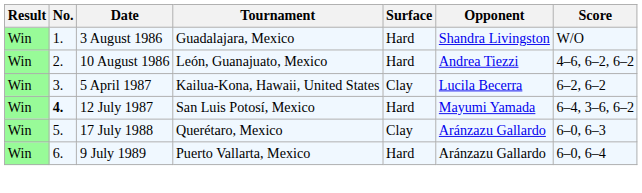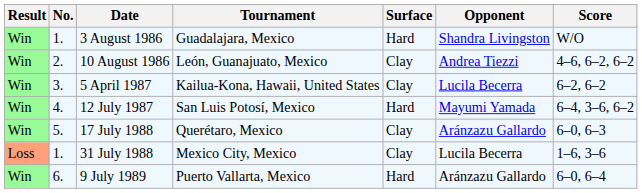(400, 61) Hard -> (399, 61) Clay
(58, 107) bold -> (58, 107) normal
+ row: (117, 152)
